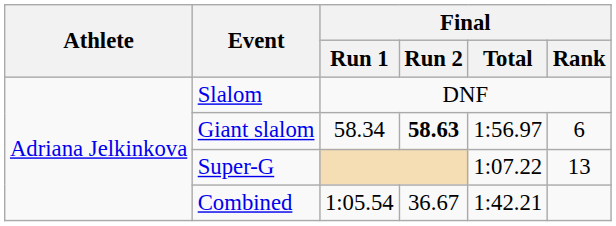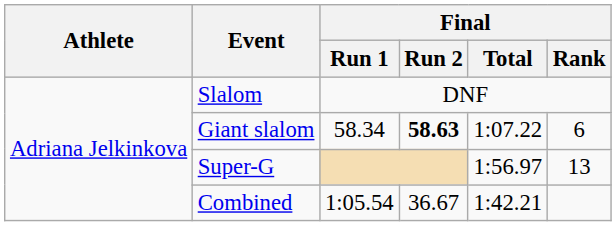(508, 130) 1:56.97 -> (508, 130) 1:07.22
(508, 166) 1:07.22 -> (508, 166) 1:56.97
